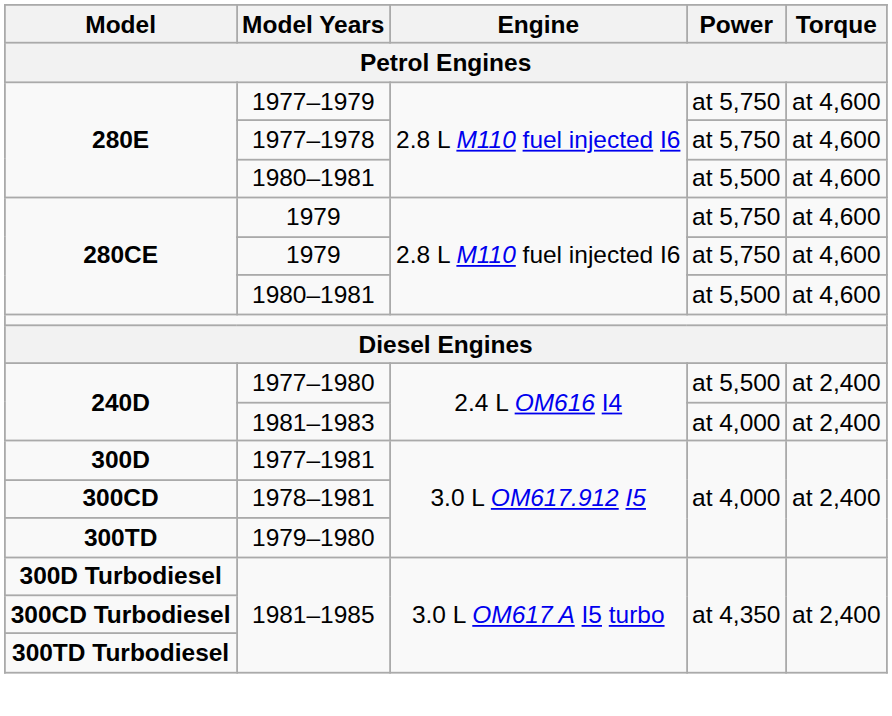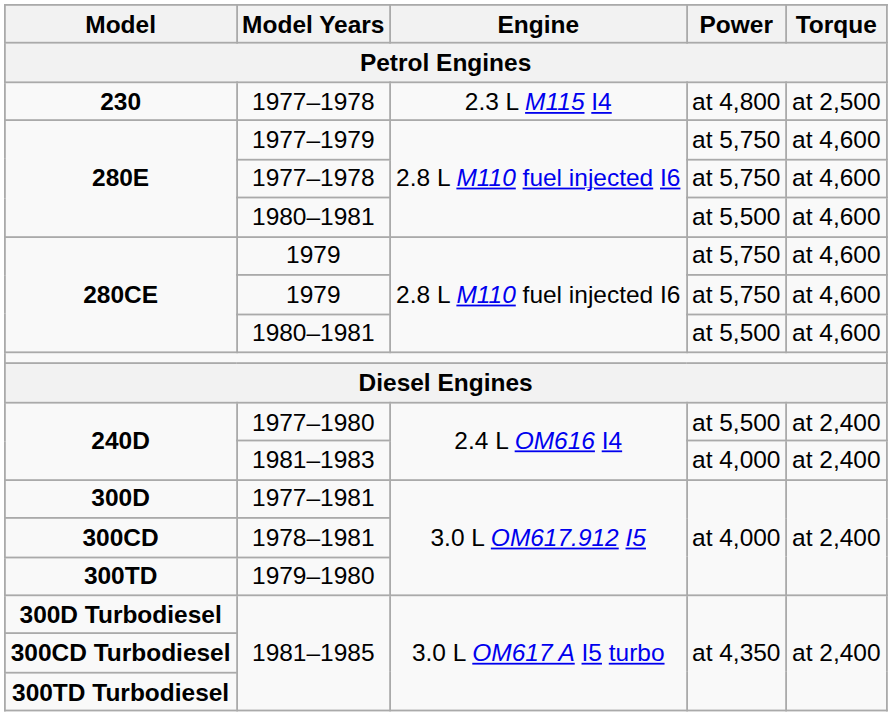+ row: (121, 101)
